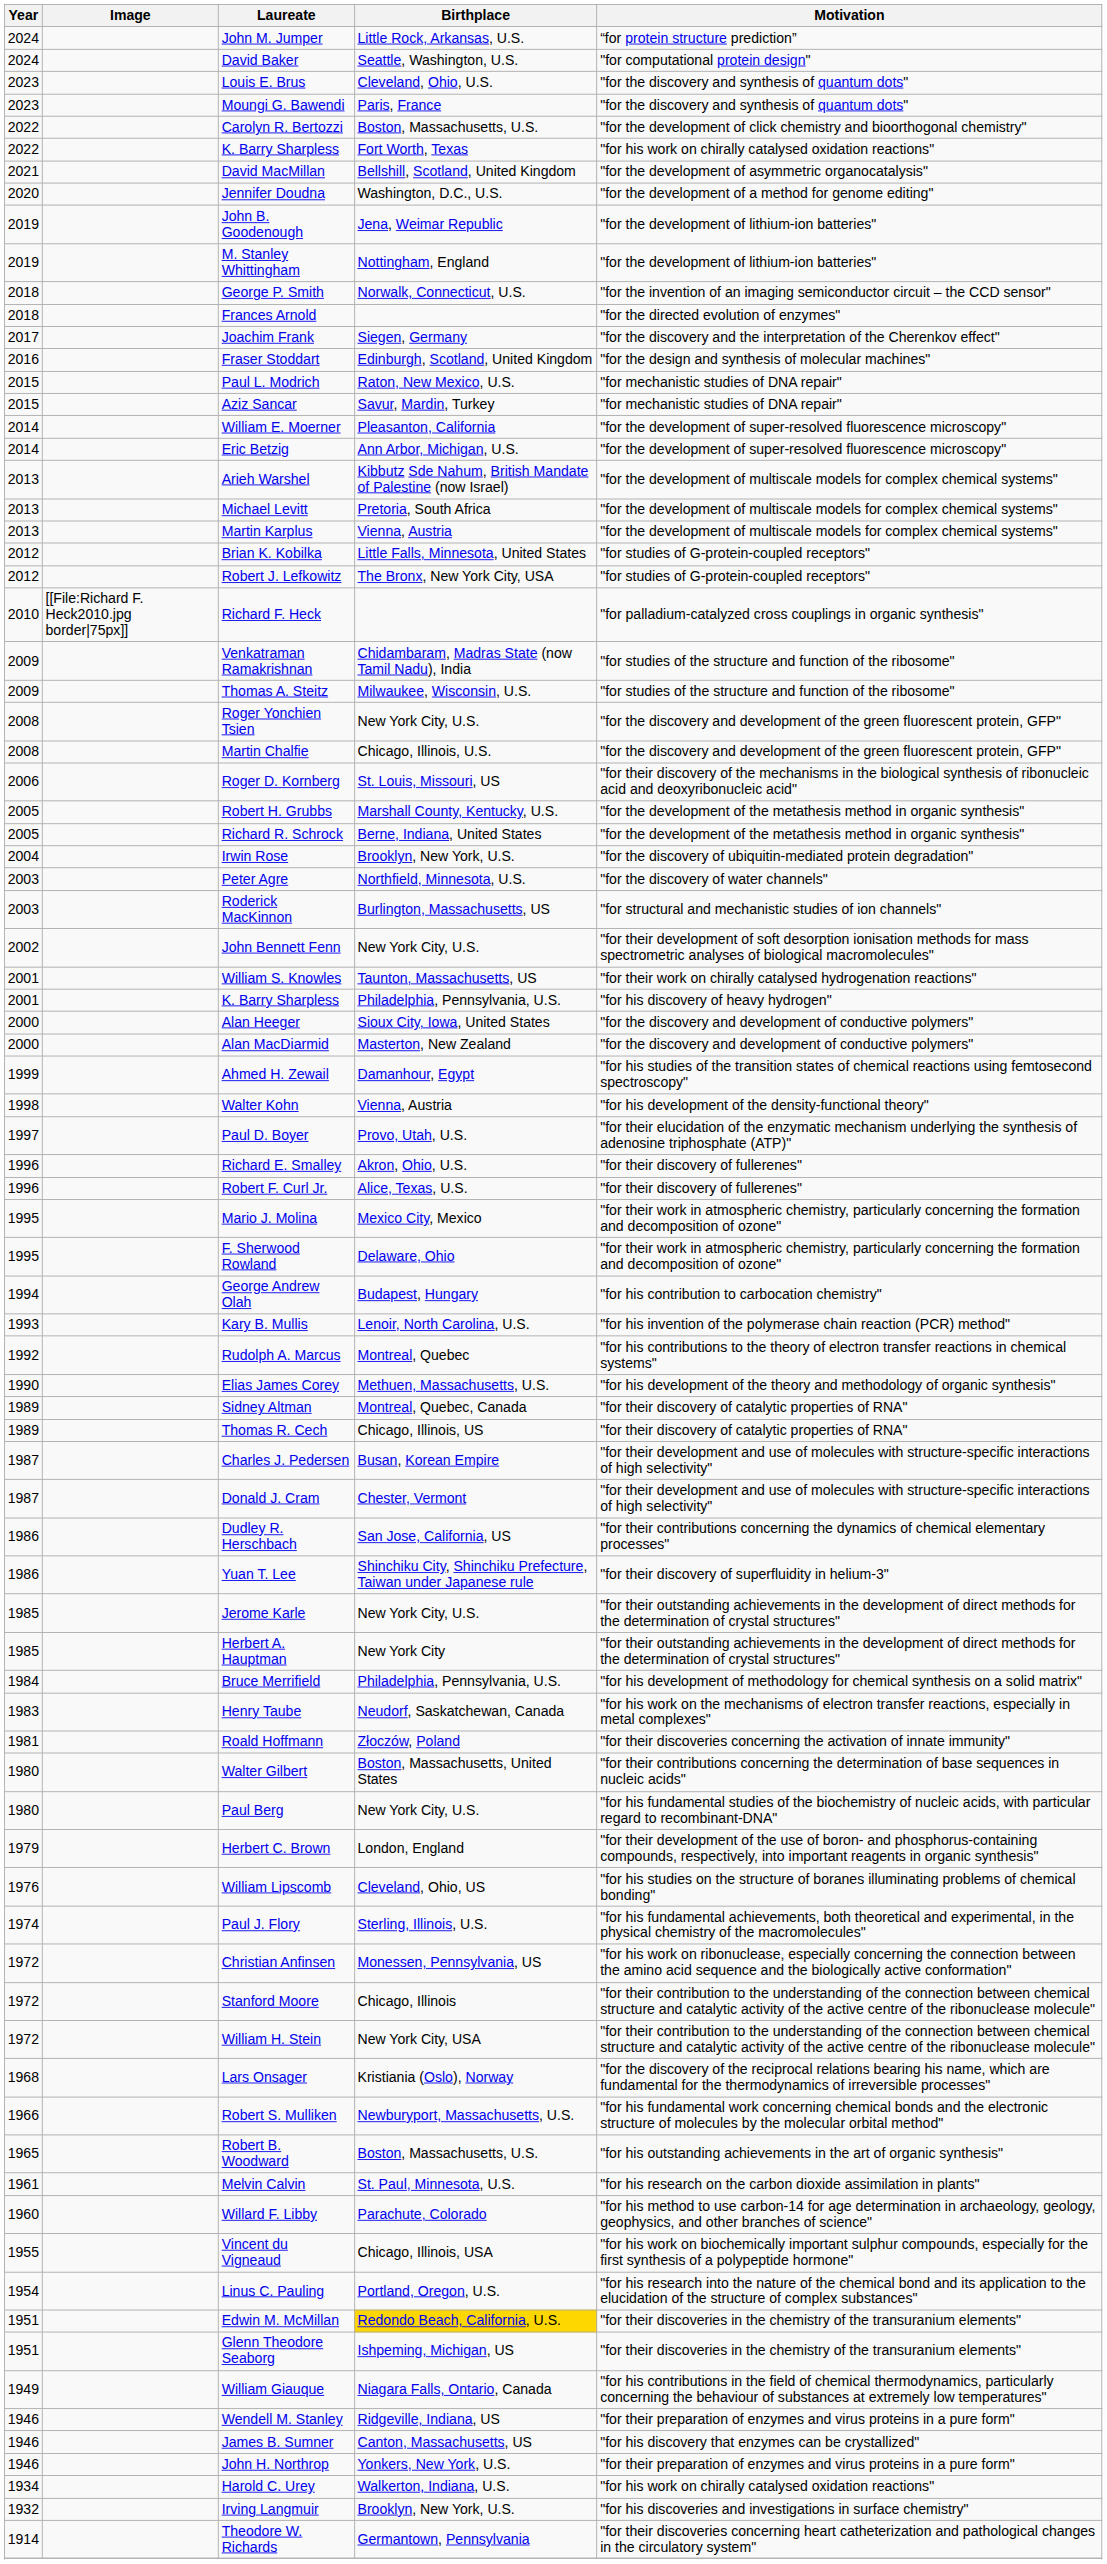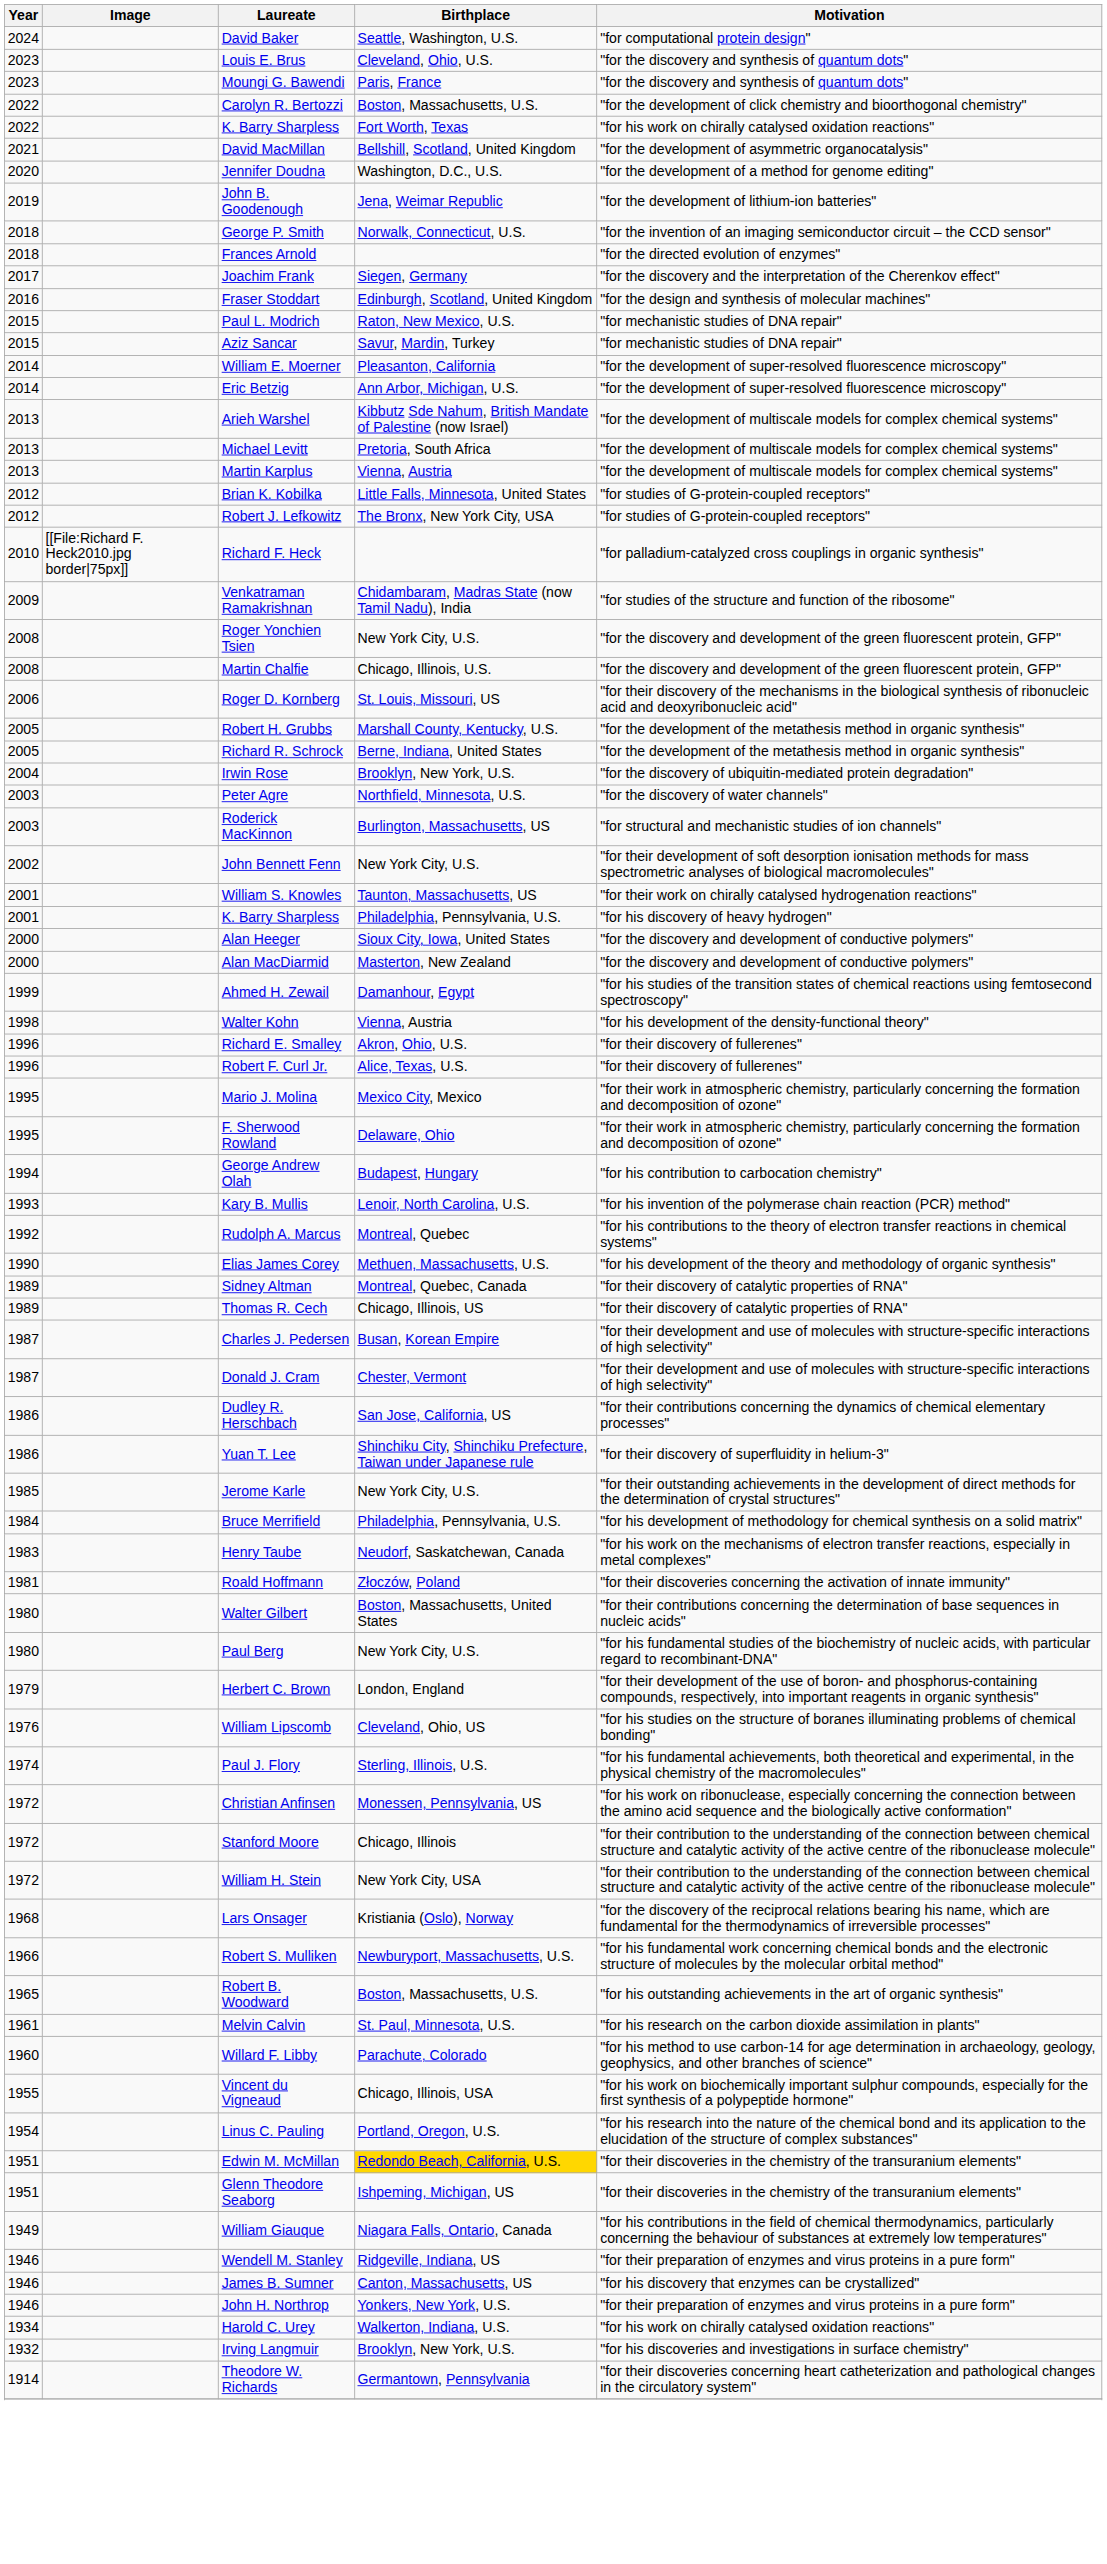- row: (23, 37)
- row: (23, 262)
- row: (23, 691)
- row: (23, 1135)
- row: (23, 1651)
